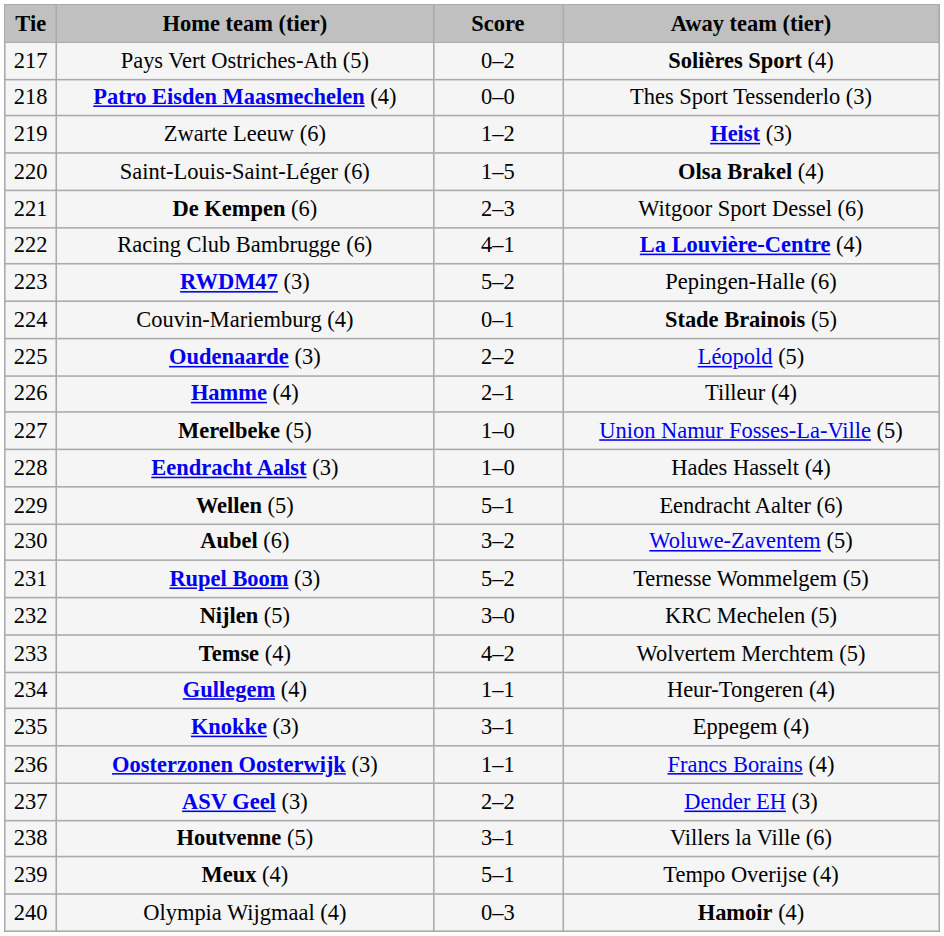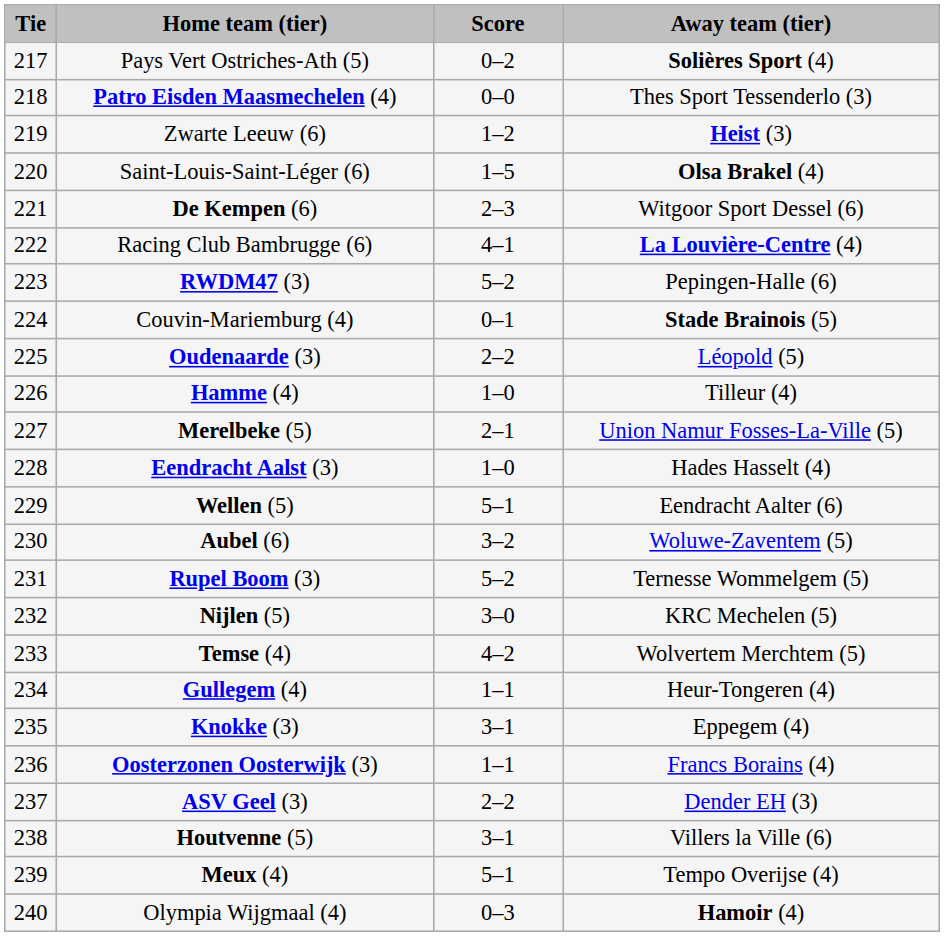(498, 393) 2–1 -> (498, 393) 1–0
(498, 430) 1–0 -> (498, 430) 2–1
